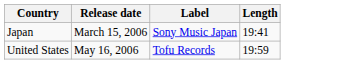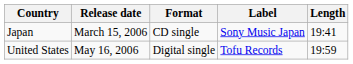+ column: (184, 13)
